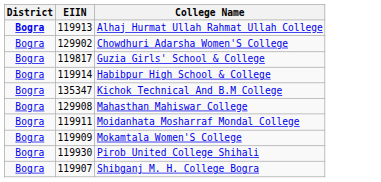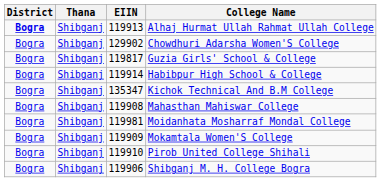+ column: (81, 12)
(75, 106) 129908 -> (126, 106) 119908
(75, 122) 119911 -> (126, 122) 119981
(75, 153) 119930 -> (126, 153) 119910
(75, 169) 119907 -> (126, 169) 119906
